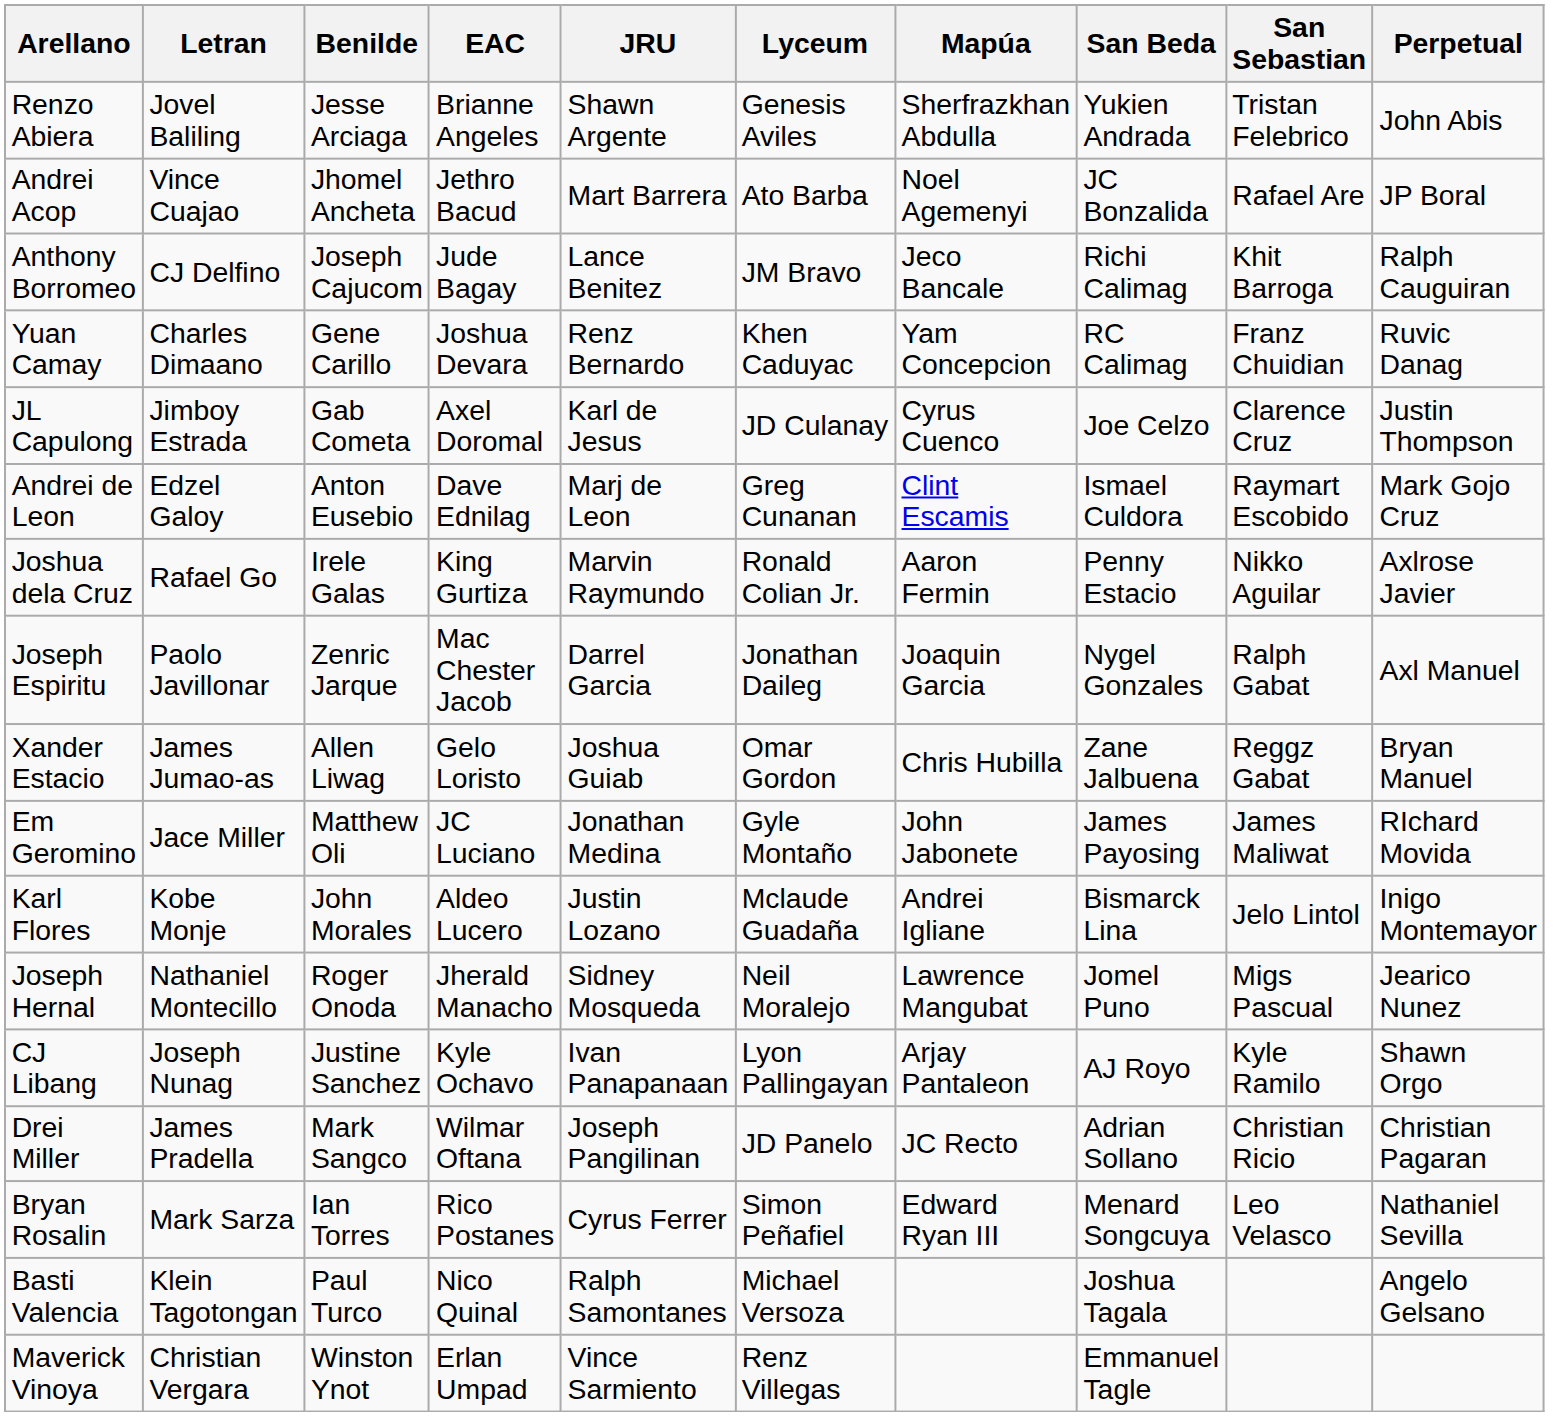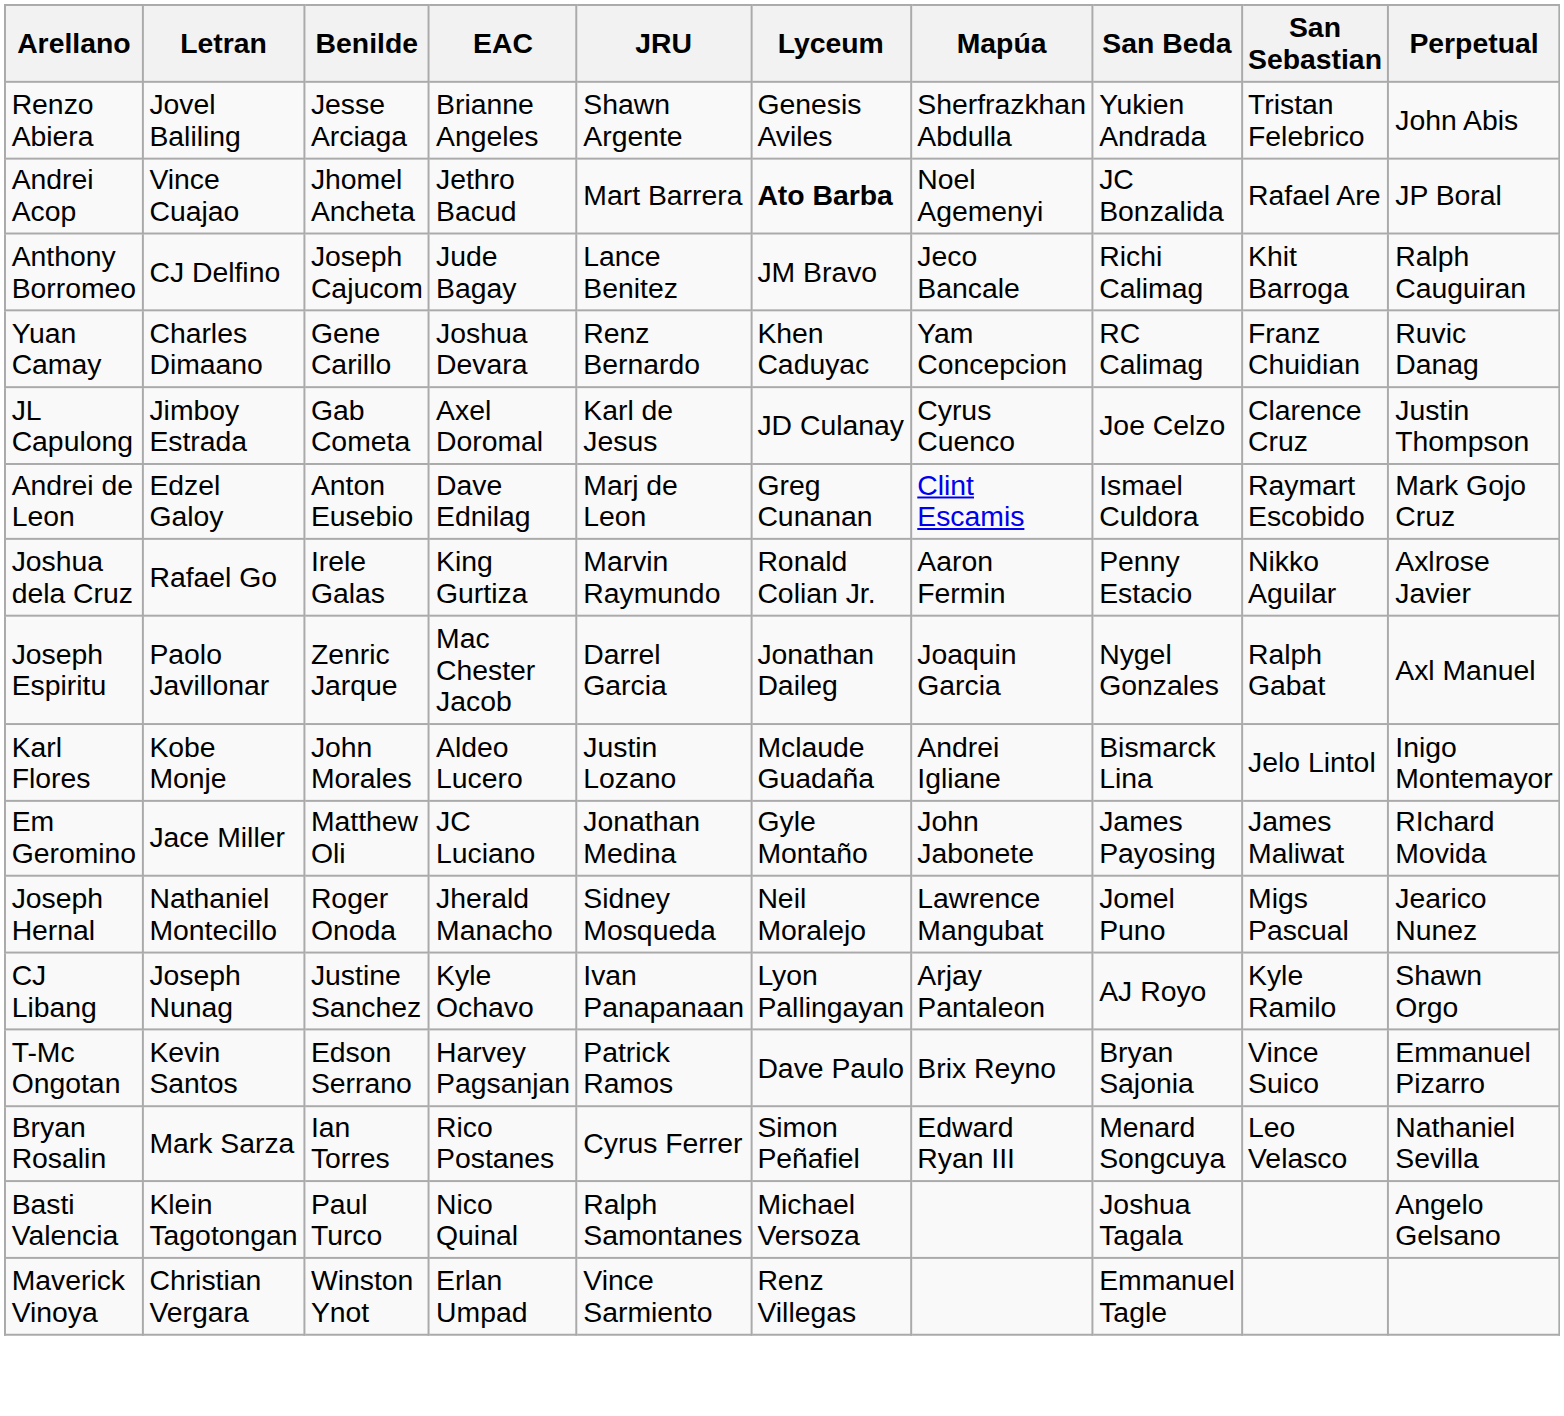(805, 196) normal -> (825, 196) bold
- row: (58, 762)
rows swapped: (51, 915) <-> (74, 838)
- row: (45, 1144)
+ row: (66, 1067)
